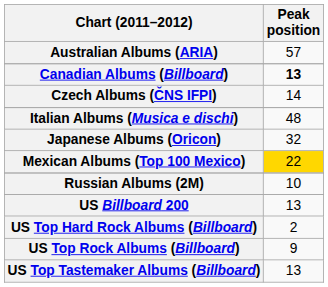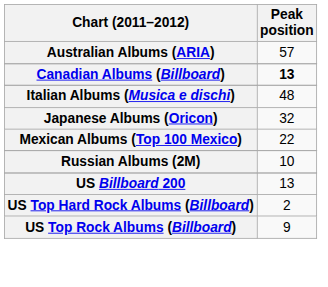- row: (134, 96)
(294, 161) gold background -> (287, 140) no background
- row: (134, 270)
